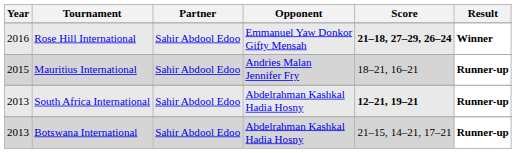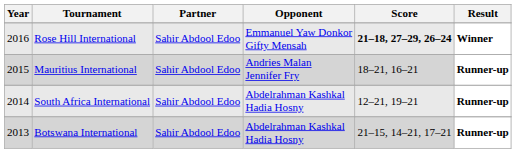(18, 101) 2013 -> (18, 101) 2014
(388, 101) bold -> (388, 101) normal
